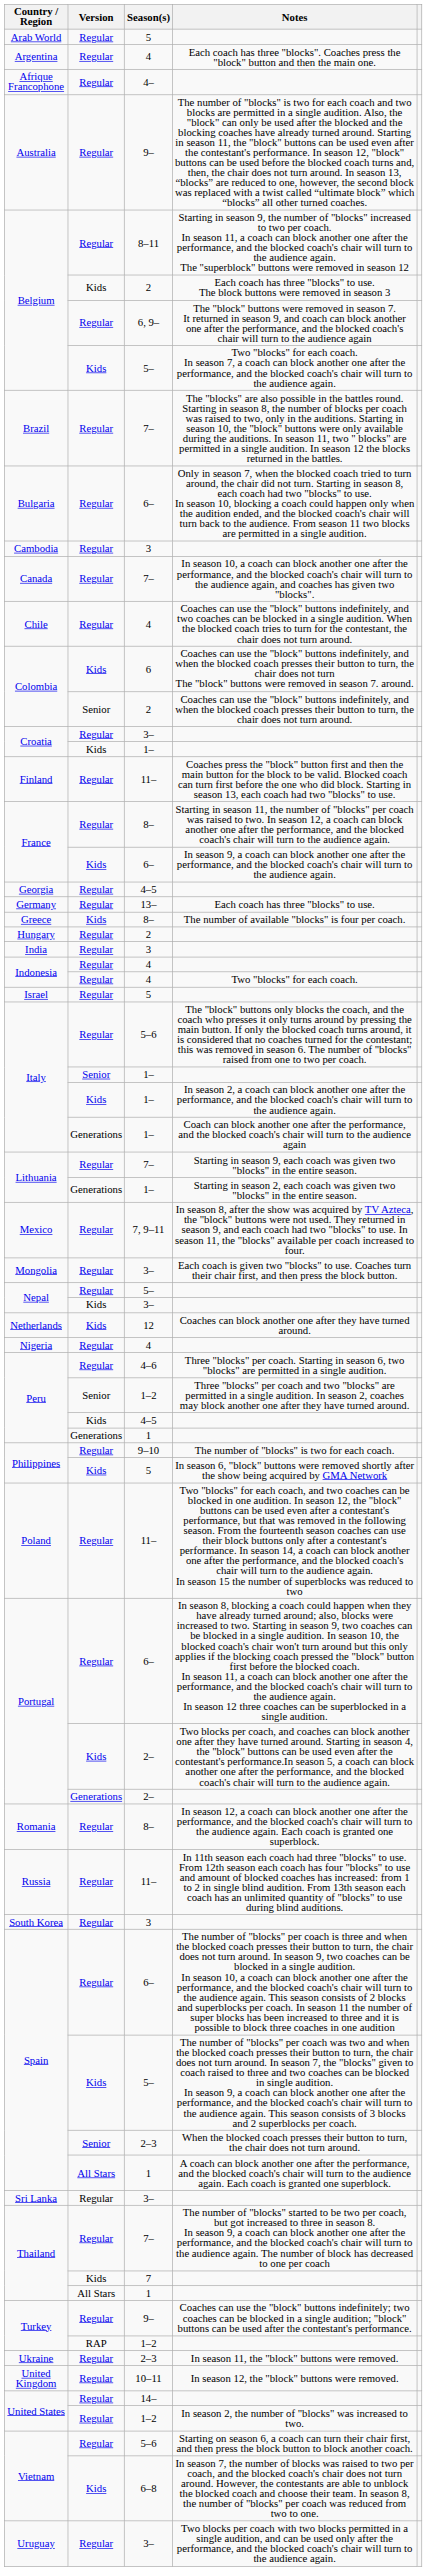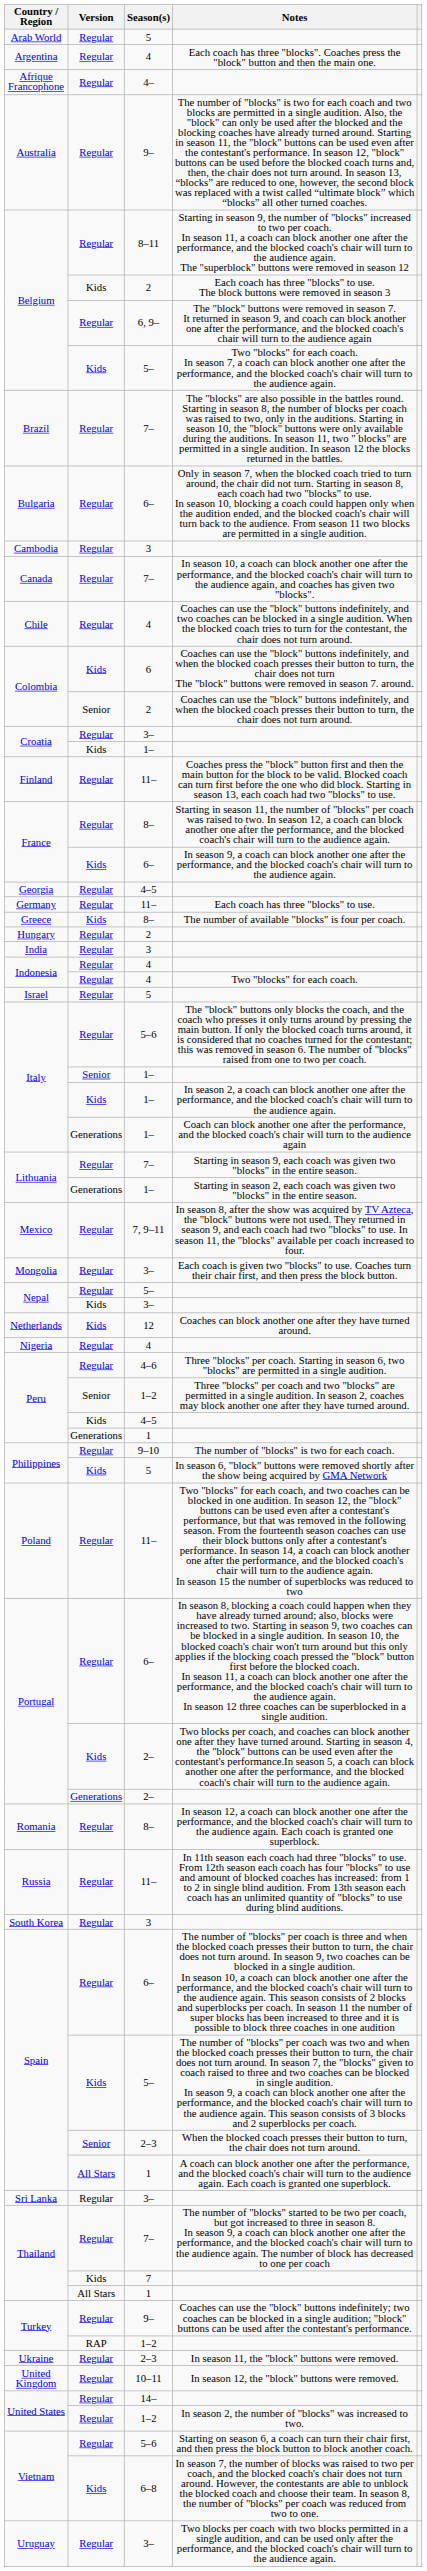(149, 904) 13– -> (149, 904) 11–
